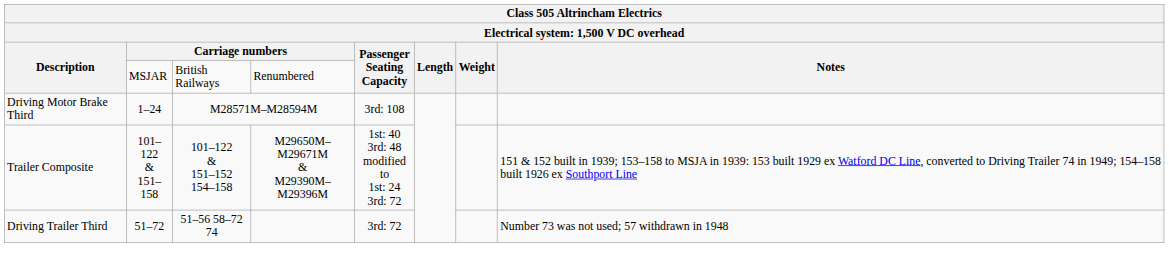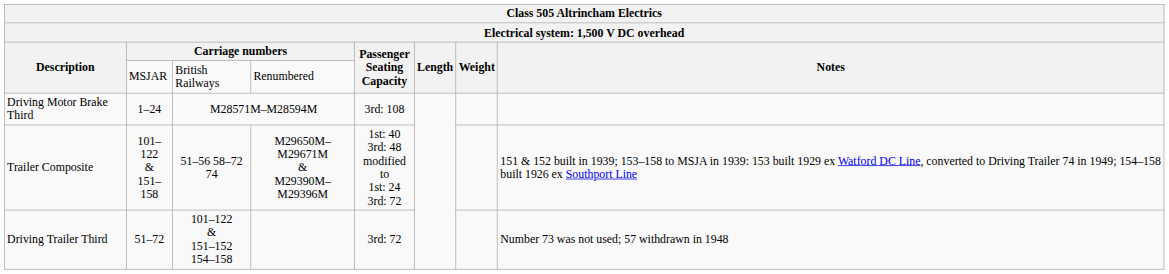(212, 167) 101–122 & 151–152 154–158 -> (212, 167) 51–56 58–72 74
(212, 226) 51–56 58–72 74 -> (212, 239) 101–122 & 151–152 154–158
